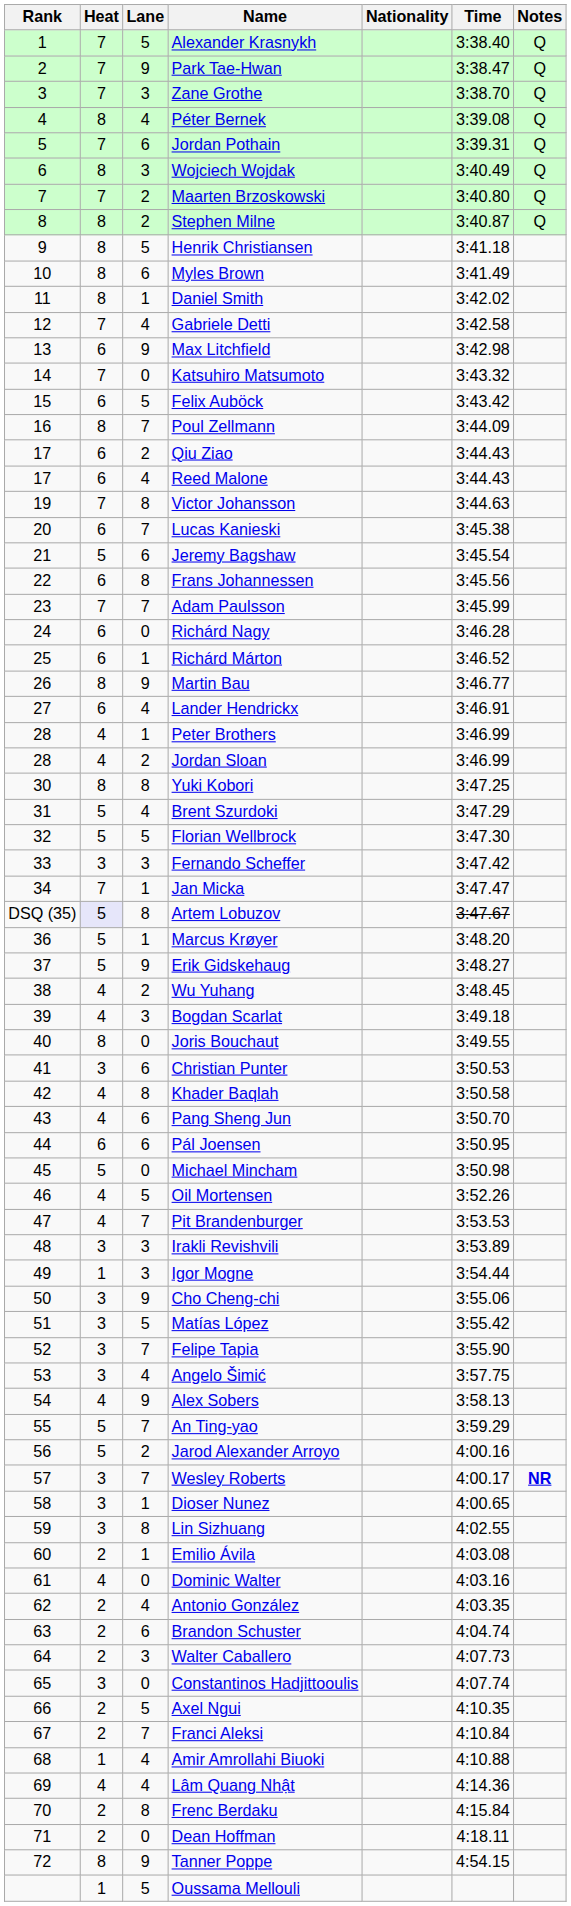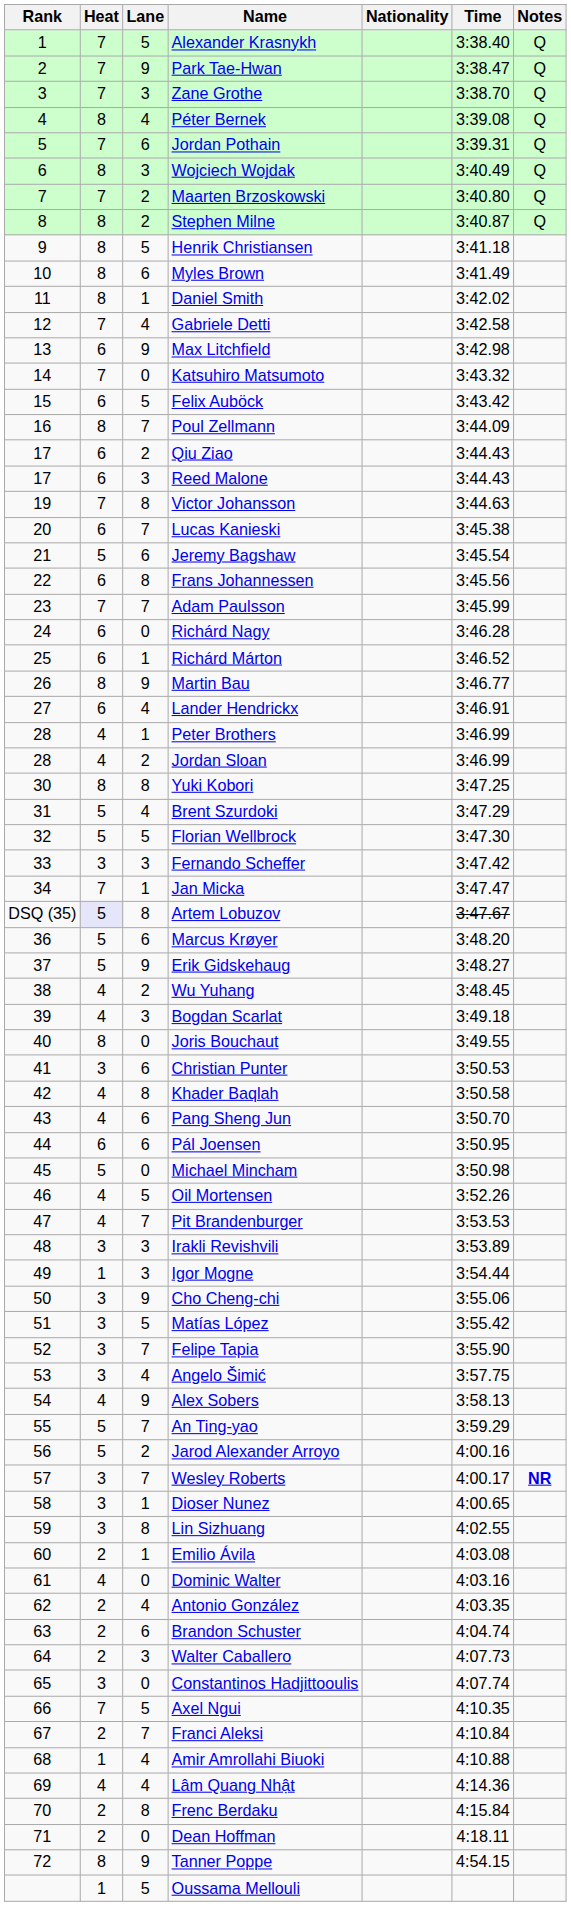(145, 478) 4 -> (145, 478) 3
(145, 939) 1 -> (145, 939) 6
(101, 1708) 2 -> (101, 1708) 7
